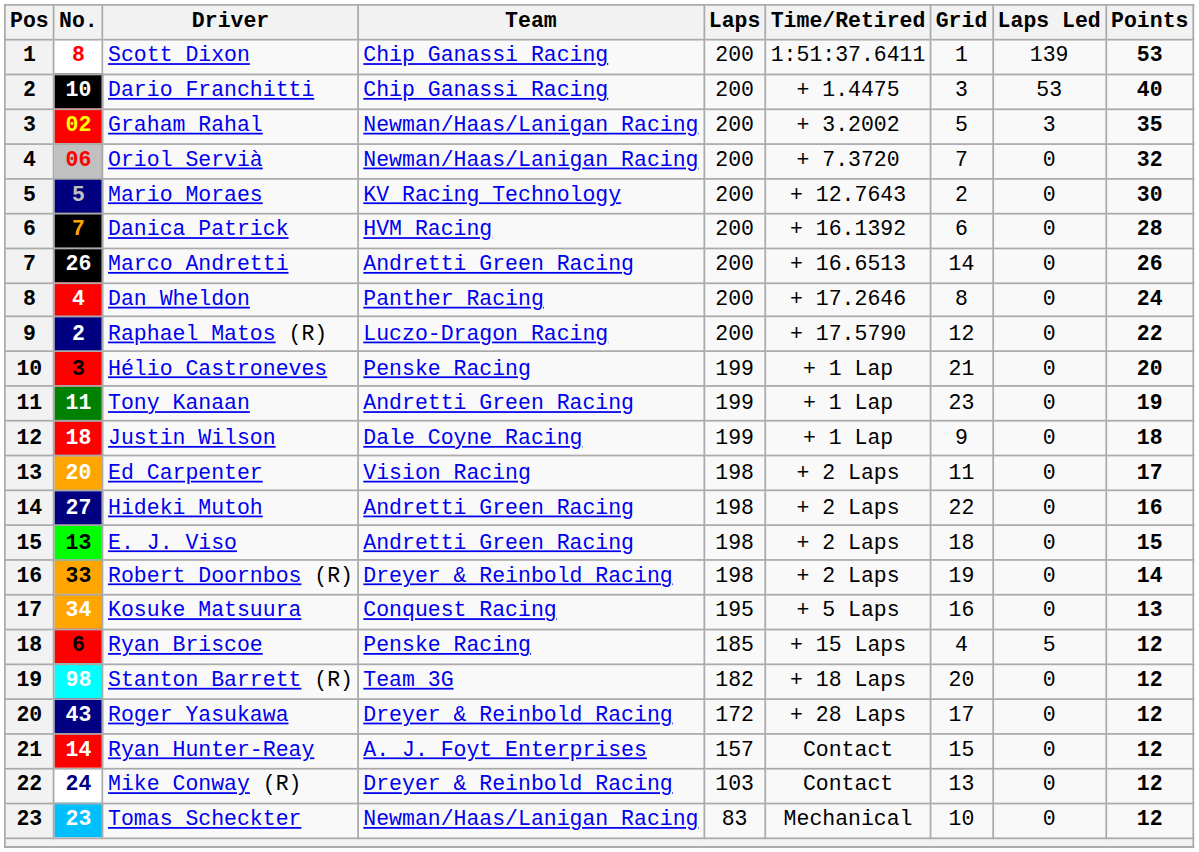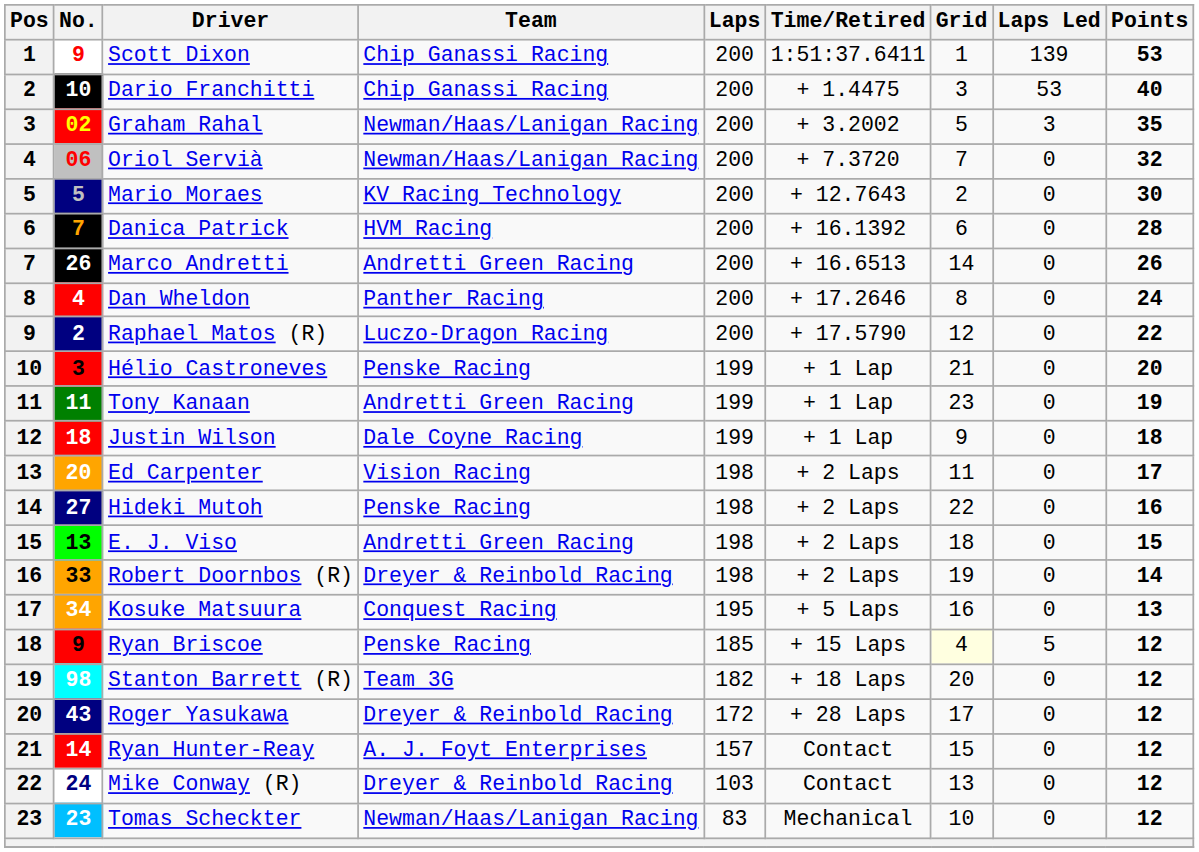(78, 57) 8 -> (78, 57) 9
(499, 508) Andretti Green Racing -> (447, 508) Penske Racing
(78, 647) 6 -> (78, 647) 9
(962, 647) no background -> (962, 647) lightyellow background
